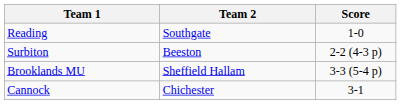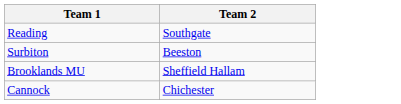- column: (356, 14)
